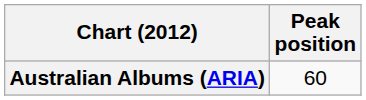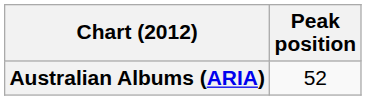(315, 77) 60 -> (315, 77) 52
